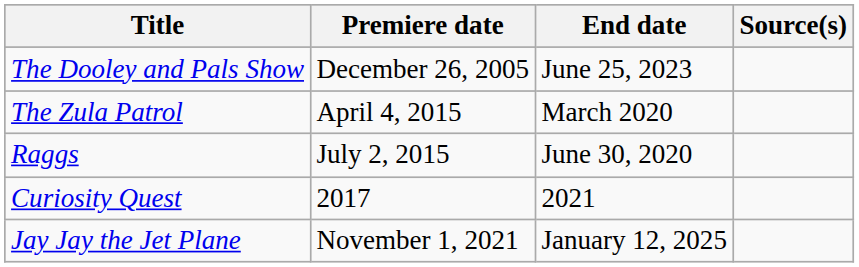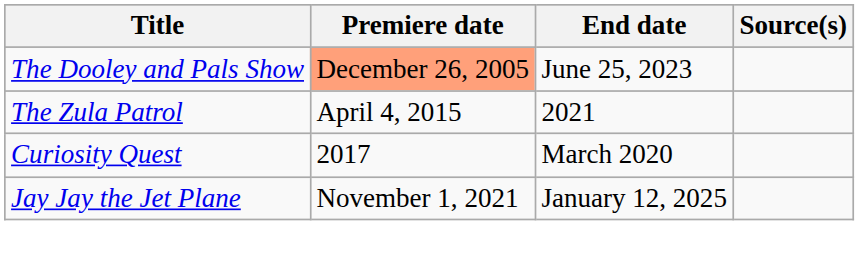(423, 68) no background -> (423, 68) lightsalmon background
(607, 111) March 2020 -> (568, 111) 2021
- row: (45, 154)
(568, 197) 2021 -> (607, 154) March 2020
